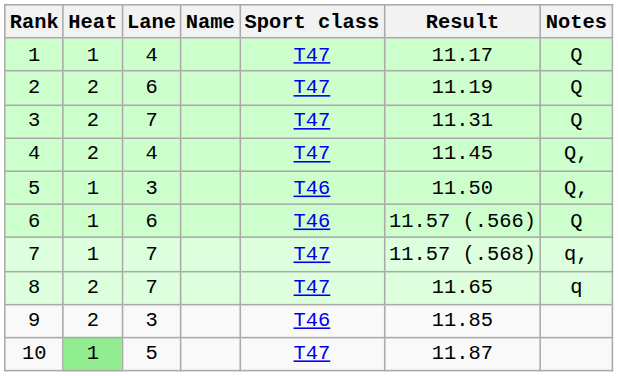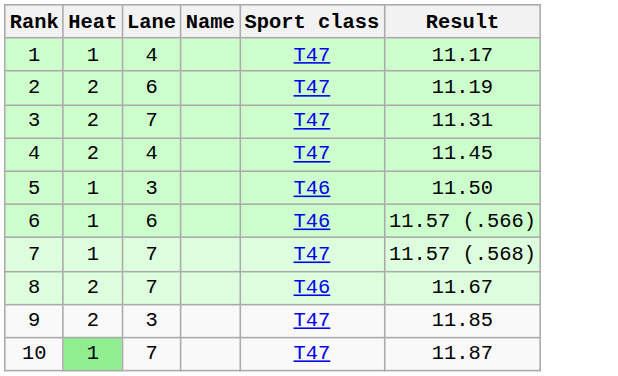- column: (576, 21)
(312, 288) T47 -> (312, 288) T46
(463, 288) 11.65 -> (463, 288) 11.67
(312, 321) T46 -> (312, 321) T47
(152, 354) 5 -> (152, 354) 7
